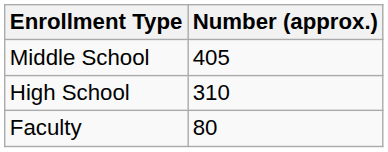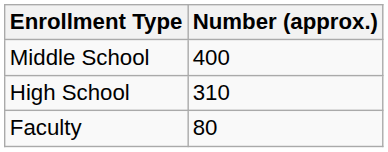(211, 57) 405 -> (211, 57) 400
